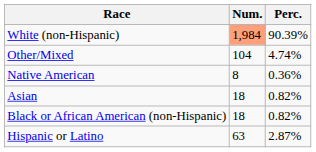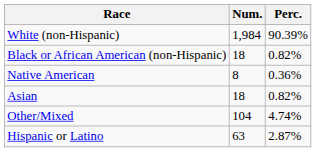(247, 34) lightsalmon background -> (247, 34) no background
rows swapped: (117, 116) <-> (40, 55)
